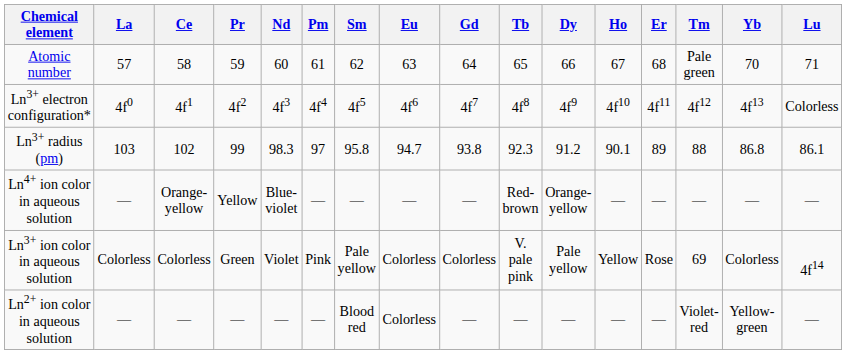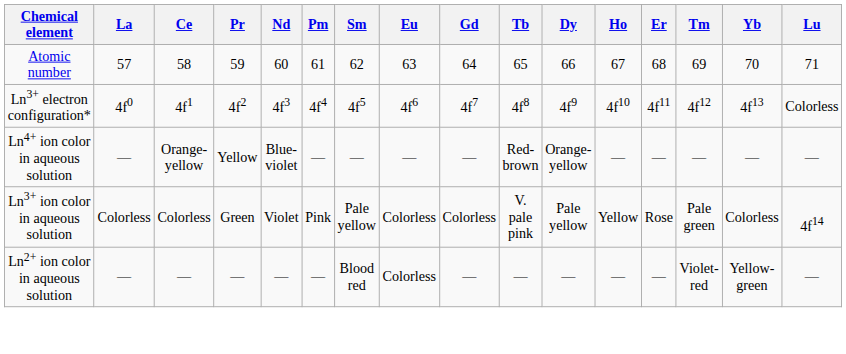(699, 64) Pale green -> (699, 64) 69
- row: (49, 149)
(699, 260) 69 -> (699, 217) Pale green
